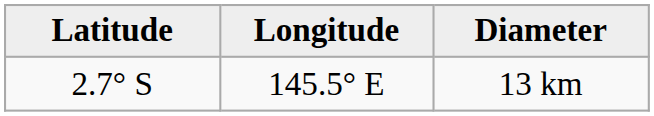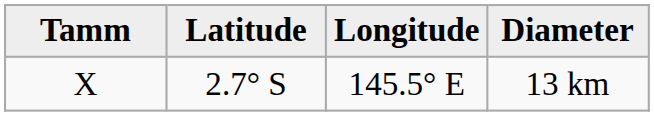+ column: (85, 30)
